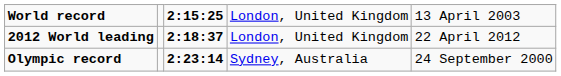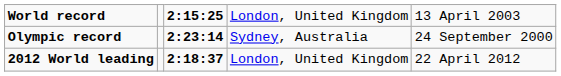rows swapped: (65, 60) <-> (81, 38)
